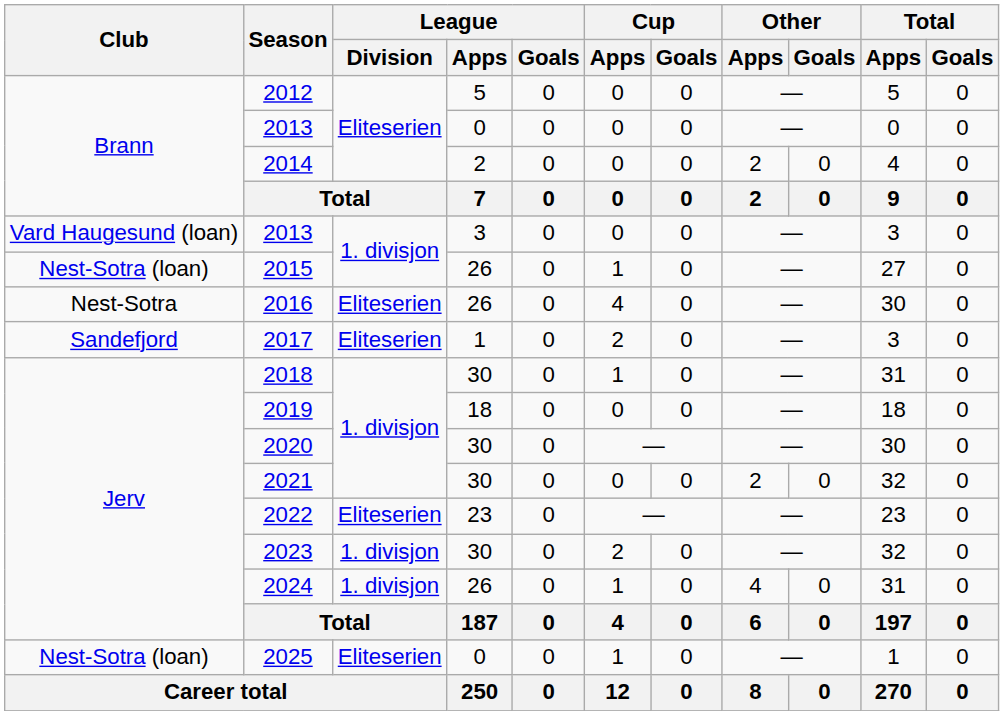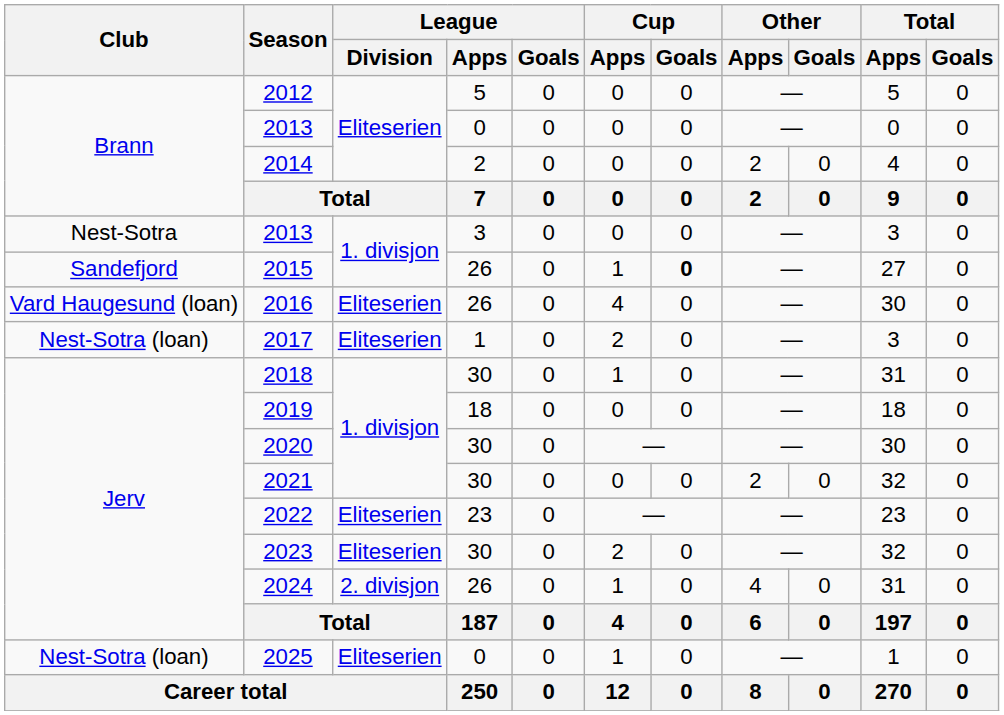(124, 233) Vard Haugesund (loan) -> (124, 233) Nest-Sotra
(124, 269) Nest-Sotra (loan) -> (124, 269) Sandefjord
(687, 269) normal -> (687, 269) bold
(124, 304) Nest-Sotra -> (124, 304) Vard Haugesund (loan)
(124, 339) Sandefjord -> (124, 339) Nest-Sotra (loan)
(390, 551) 1. divisjon -> (390, 551) Eliteserien
(390, 586) 1. divisjon -> (390, 586) 2. divisjon
